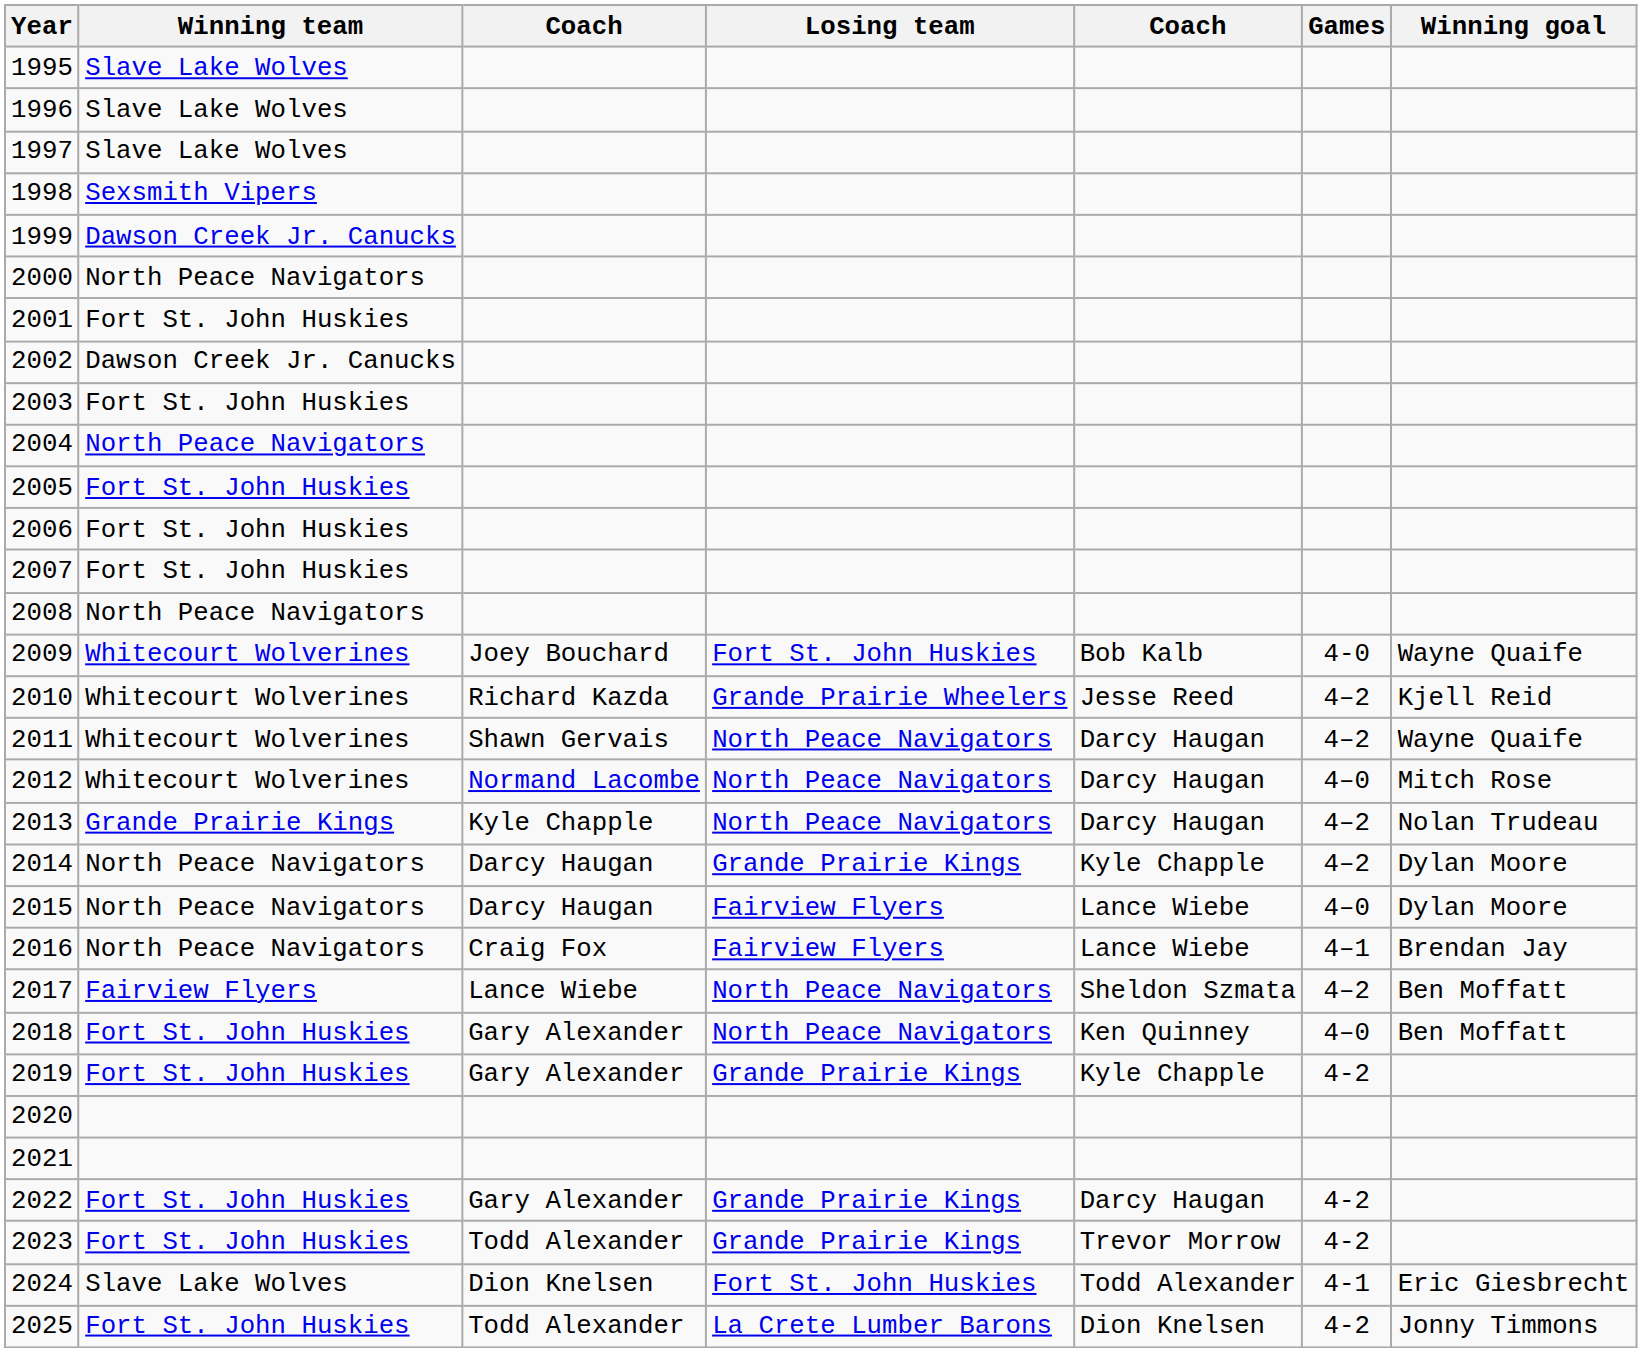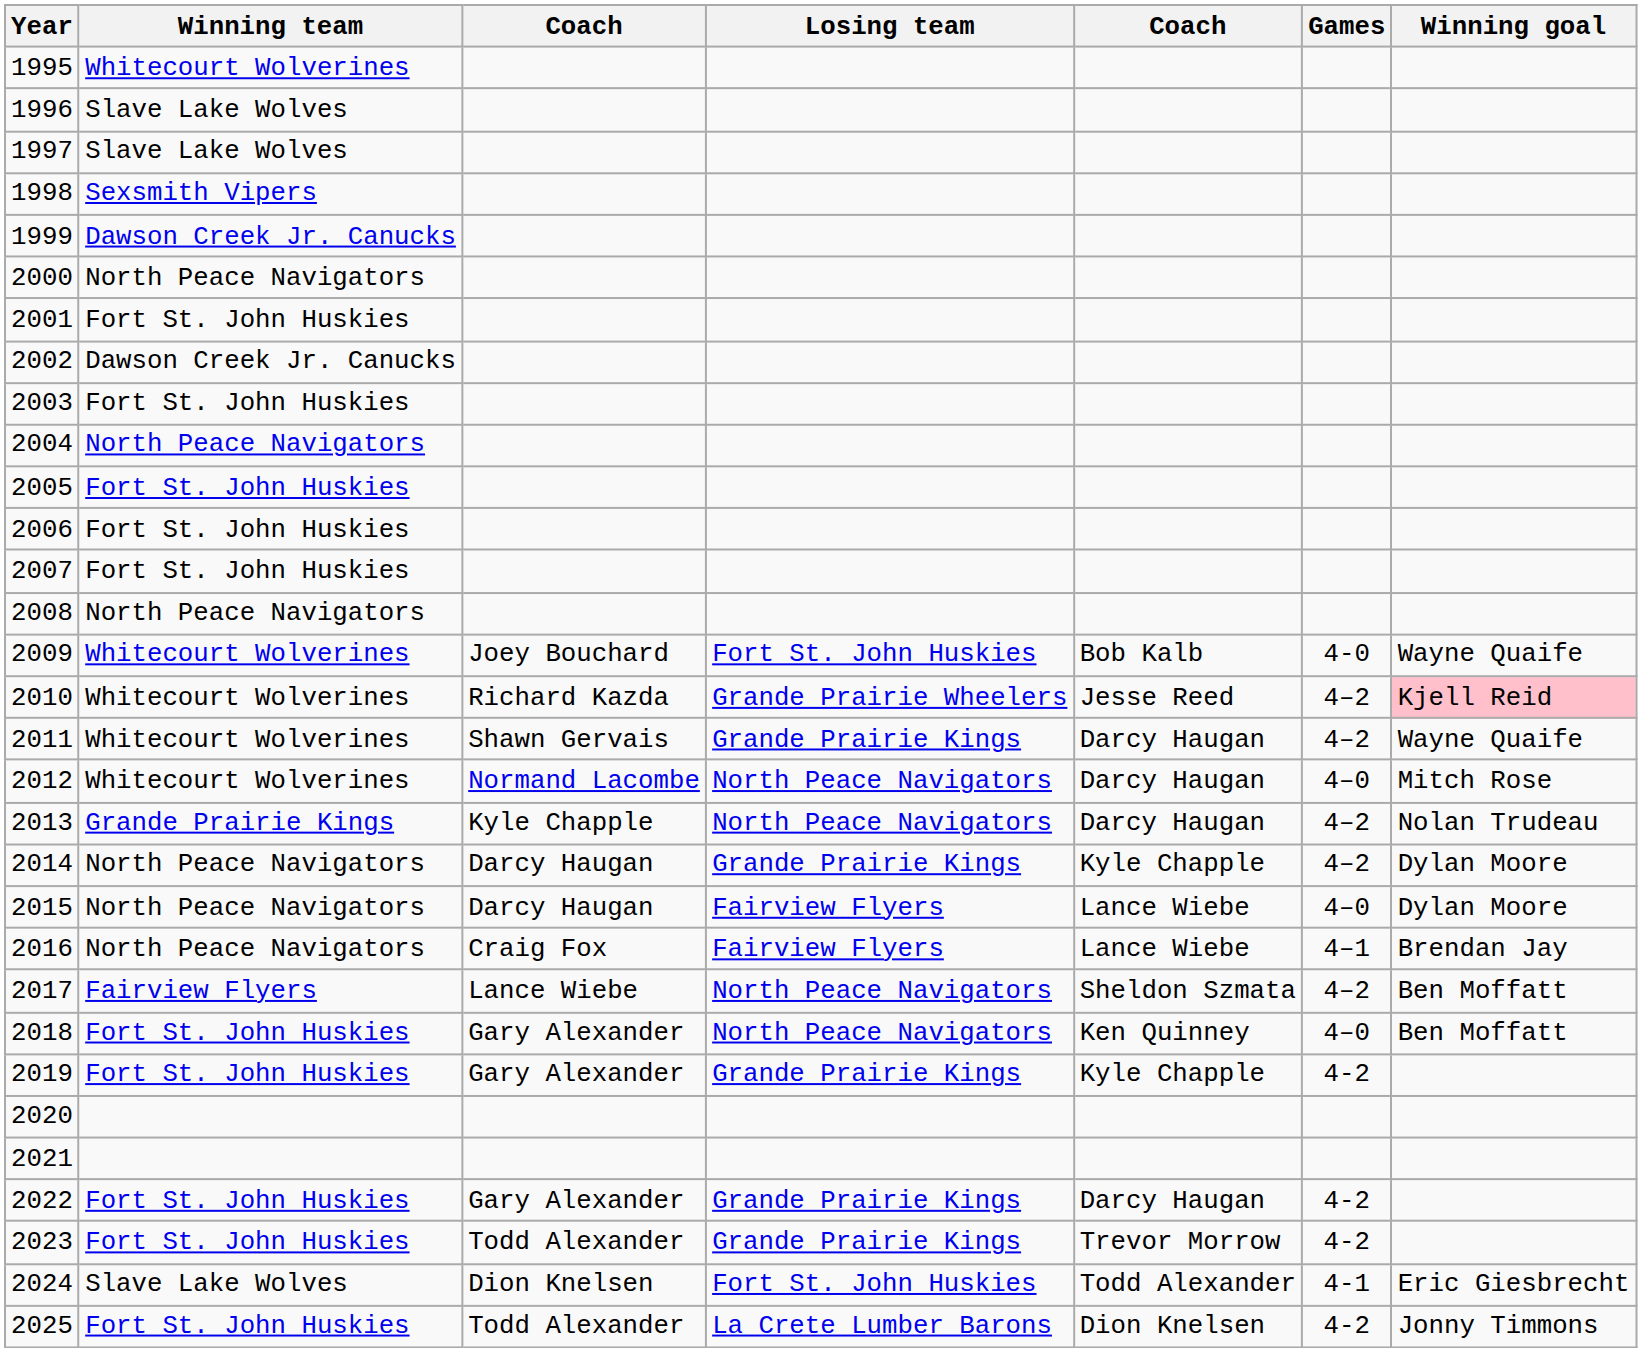(216, 68) Slave Lake Wolves -> (247, 68) Whitecourt Wolverines
(1475, 697) no background -> (1475, 697) pink background
(882, 739) North Peace Navigators -> (867, 739) Grande Prairie Kings
